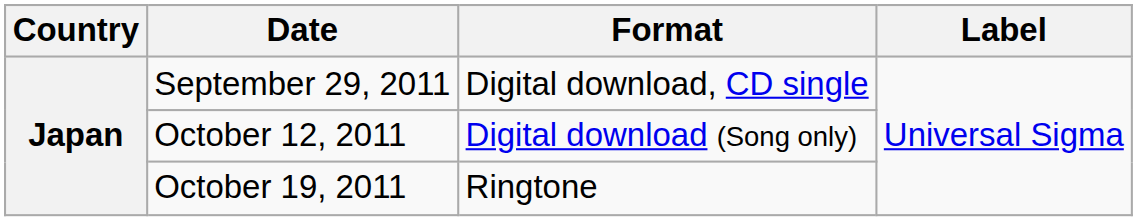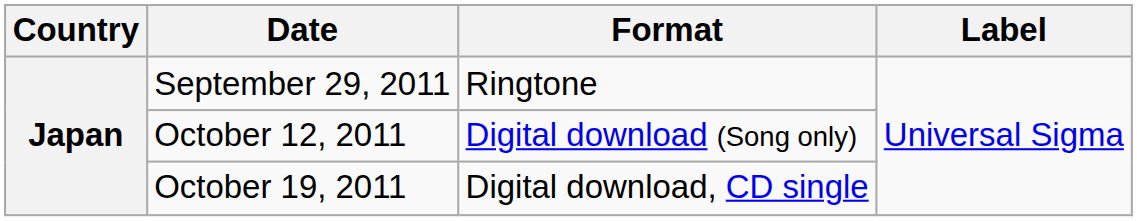(667, 82) Digital download, CD single -> (532, 82) Ringtone
(532, 187) Ringtone -> (667, 187) Digital download, CD single
